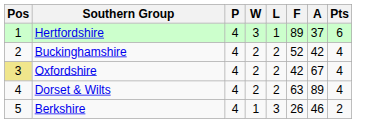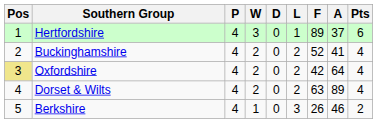+ column: (276, 14)
(317, 52) 42 -> (338, 52) 41
(317, 71) 67 -> (338, 71) 64
